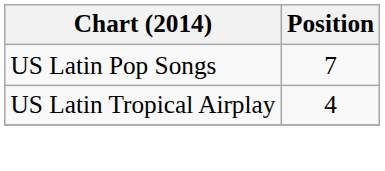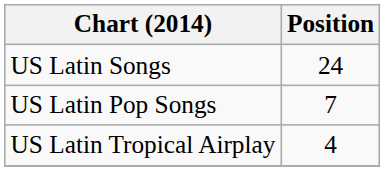+ row: (91, 64)
